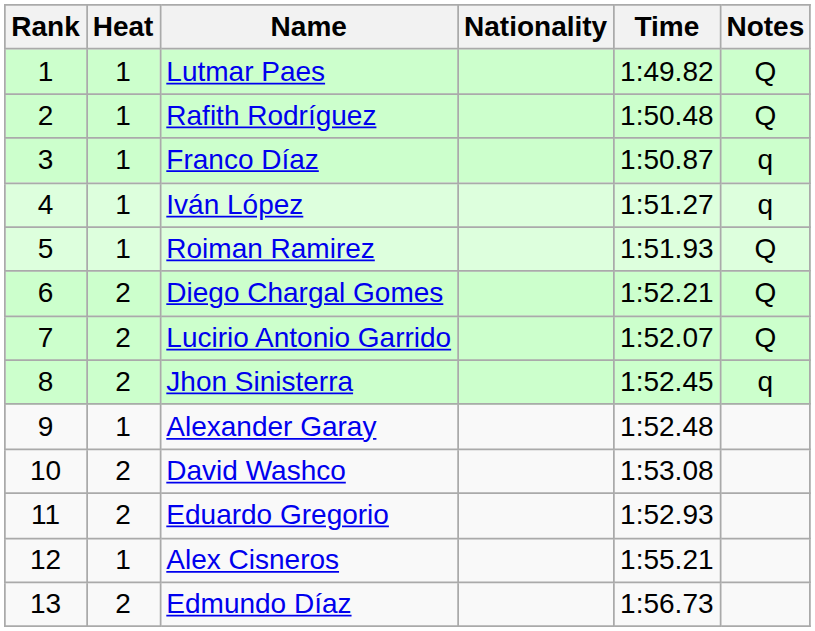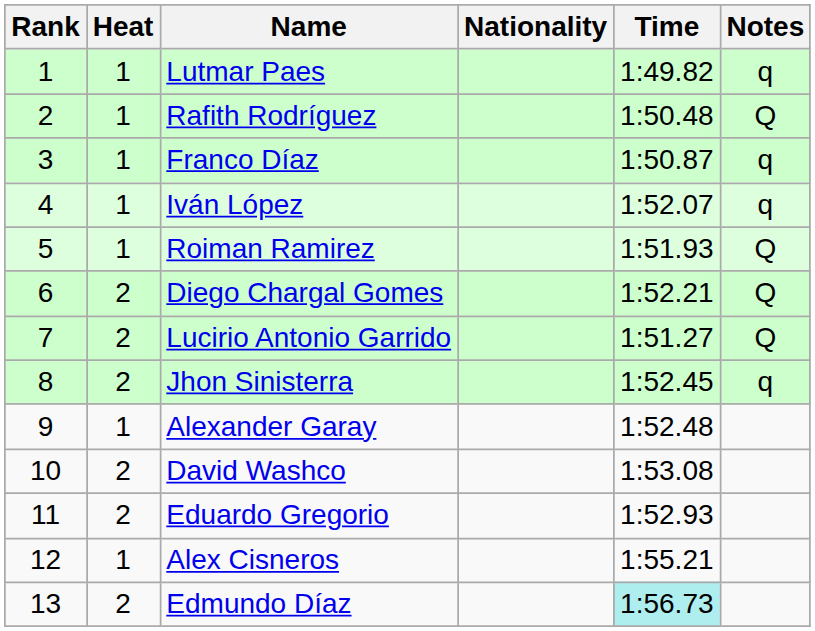(765, 71) Q -> (765, 71) q
(667, 204) 1:51.27 -> (667, 204) 1:52.07
(667, 337) 1:52.07 -> (667, 337) 1:51.27
(667, 603) no background -> (667, 603) paleturquoise background
